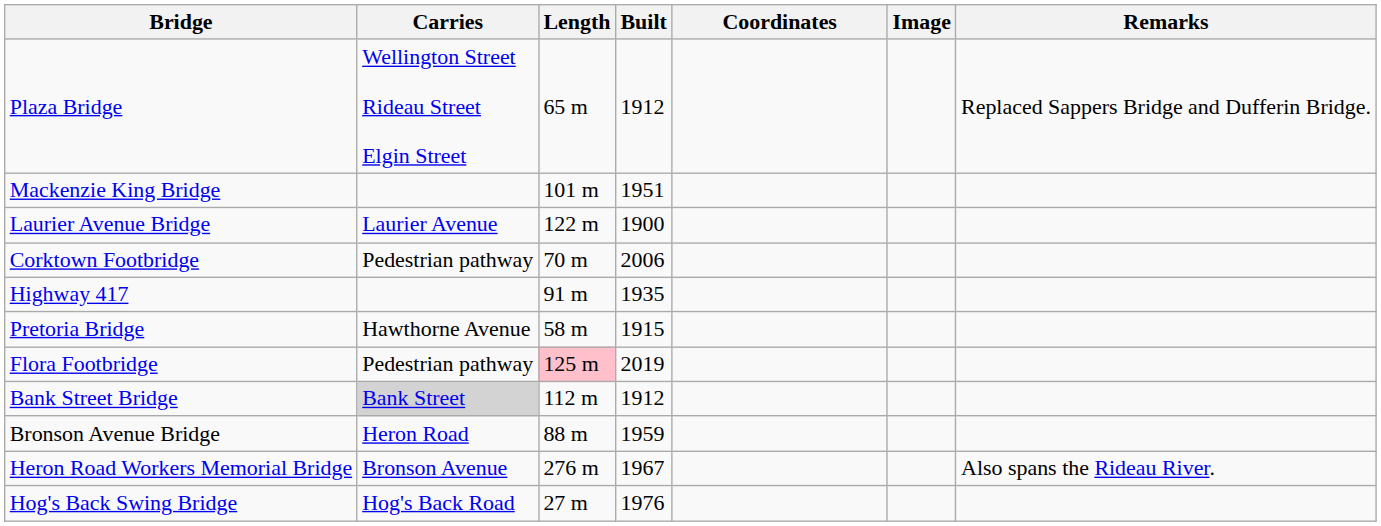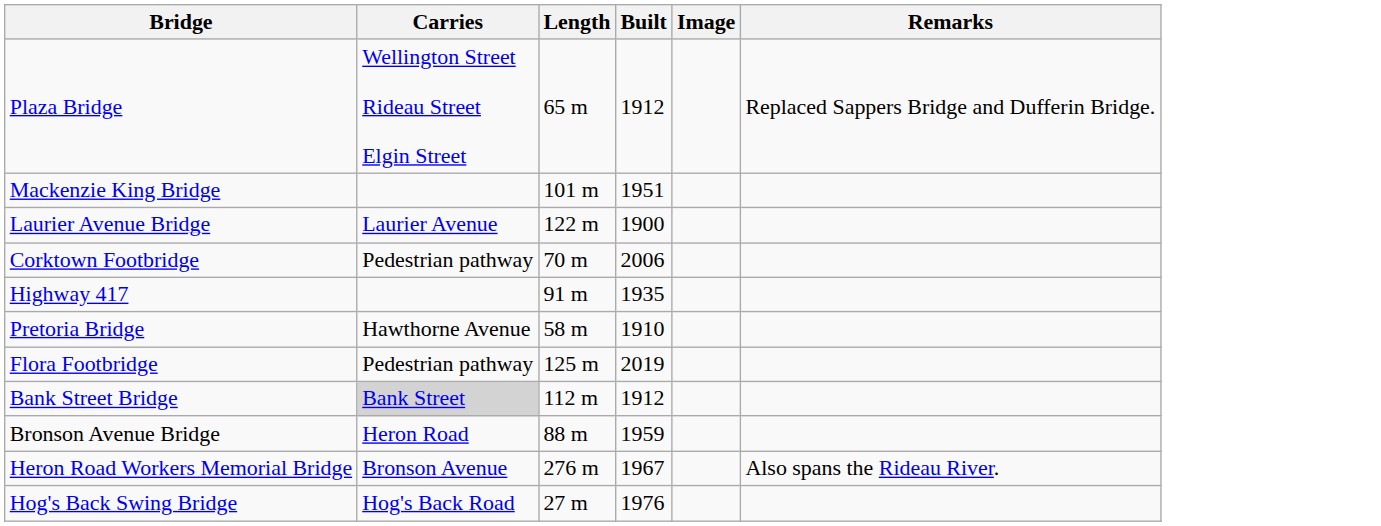- column: (780, 21)
(642, 329) 1915 -> (642, 329) 1910
(571, 363) pink background -> (571, 363) no background
